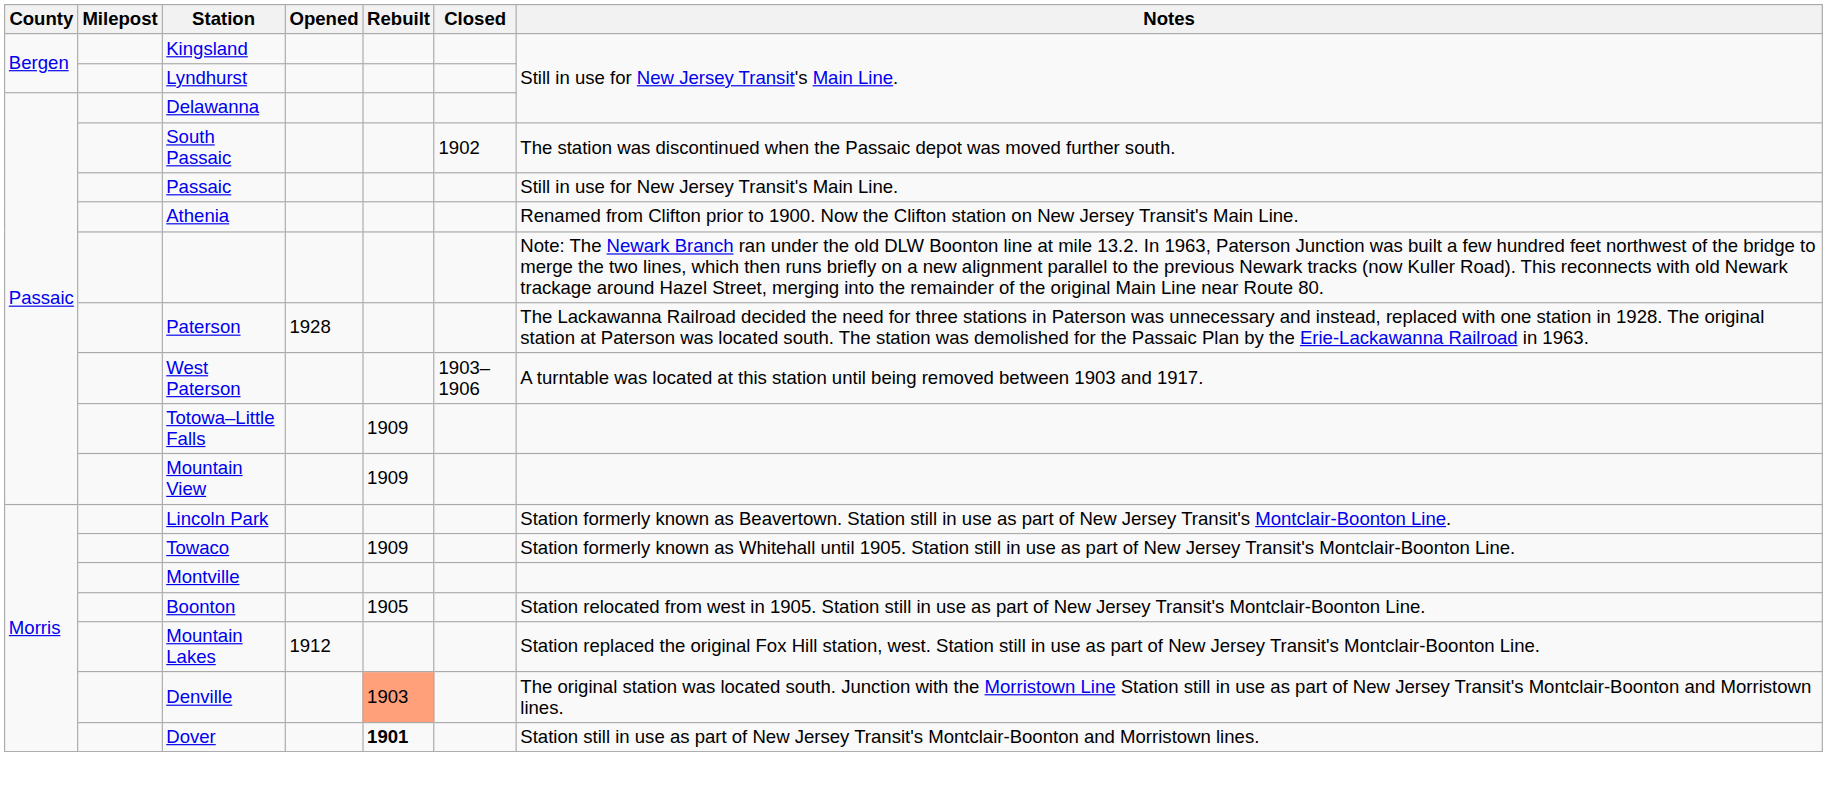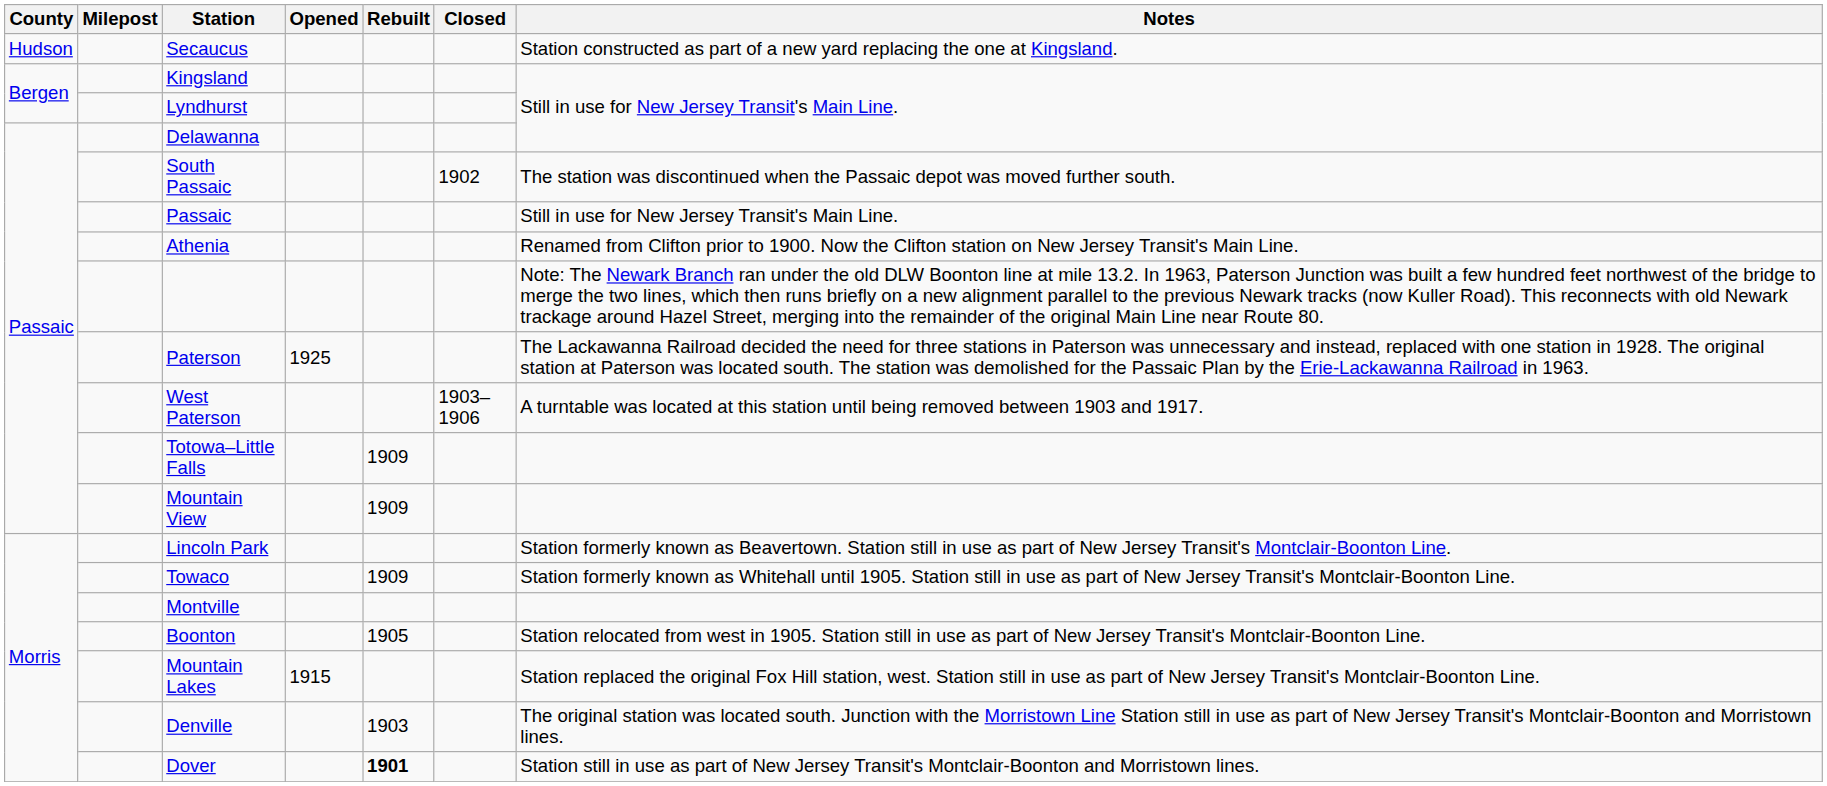+ row: (207, 48)
(310, 327) 1928 -> (310, 357) 1925
(310, 646) 1912 -> (310, 676) 1915
(388, 697) lightsalmon background -> (388, 726) no background
